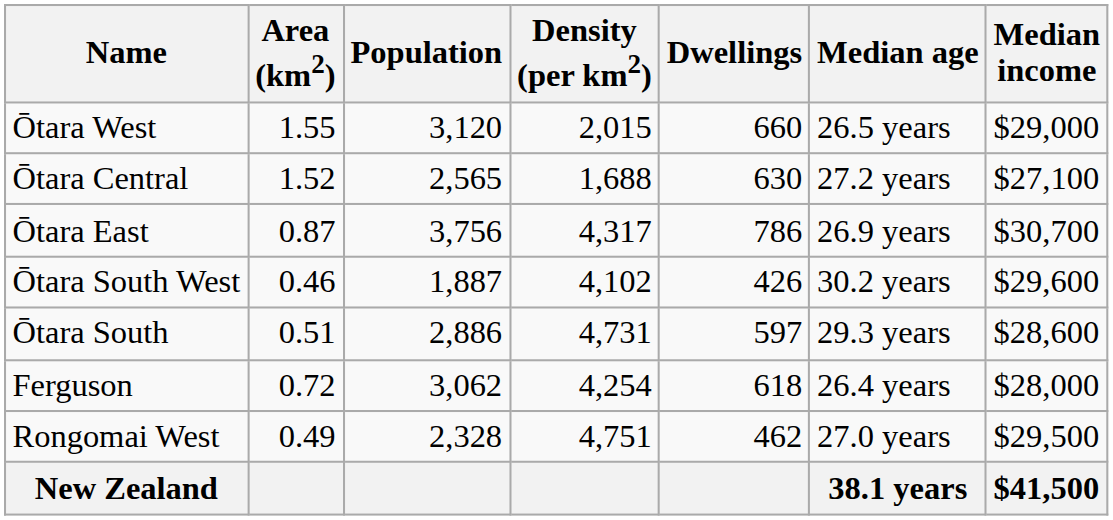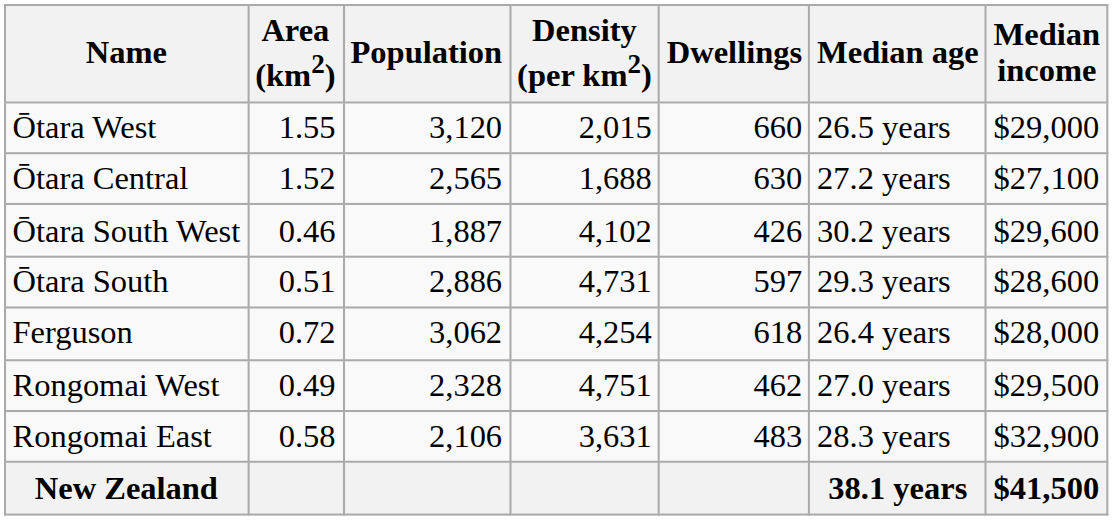- row: (81, 230)
+ row: (112, 436)
